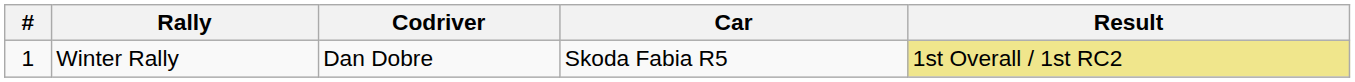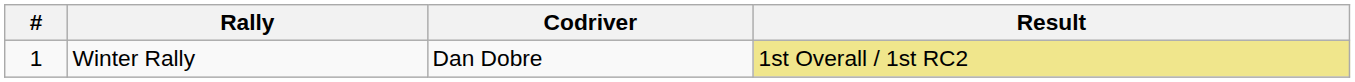- column: (734, 22)
